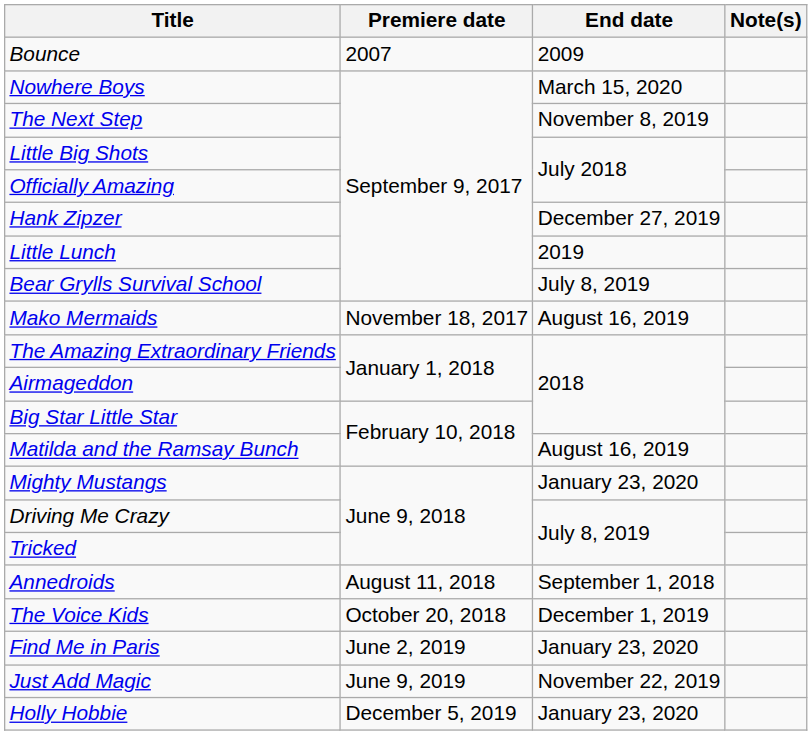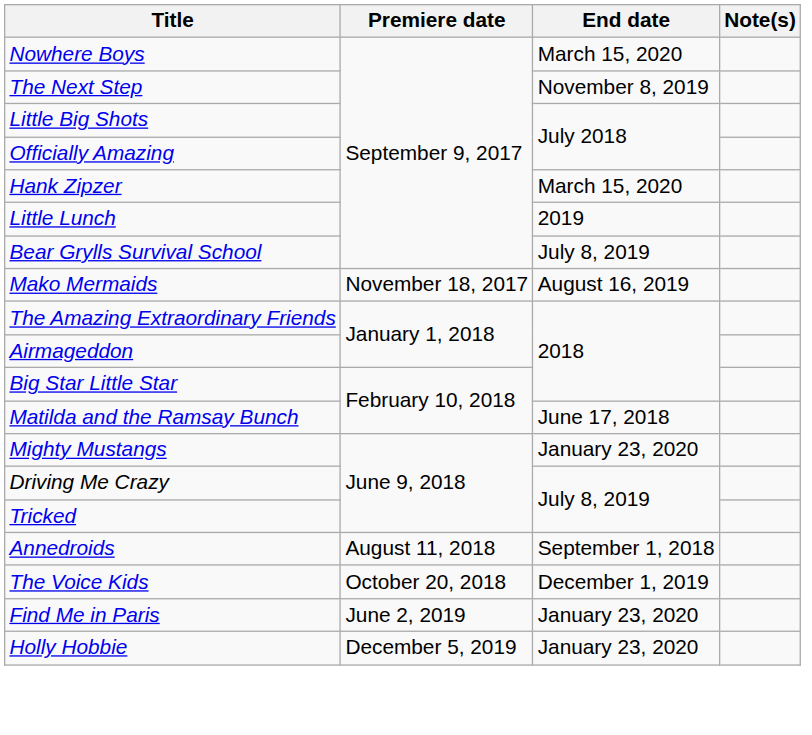- row: (45, 53)
(629, 218) December 27, 2019 -> (610, 185) March 15, 2020
(613, 449) August 16, 2019 -> (604, 416) June 17, 2018
- row: (80, 680)
